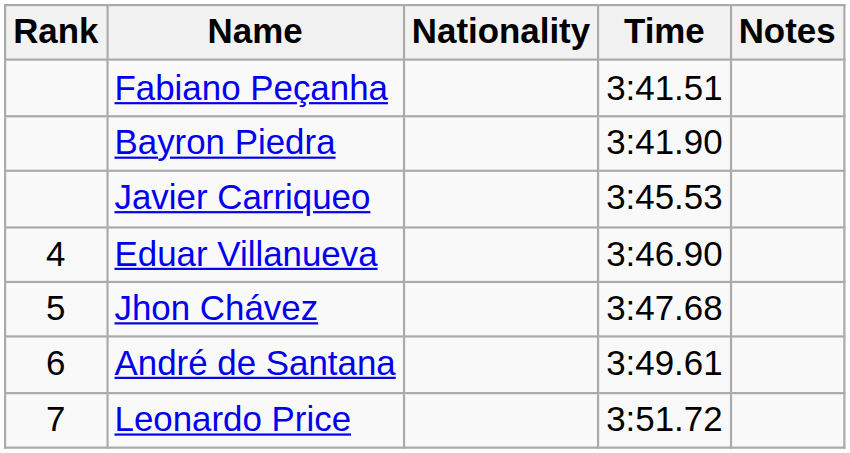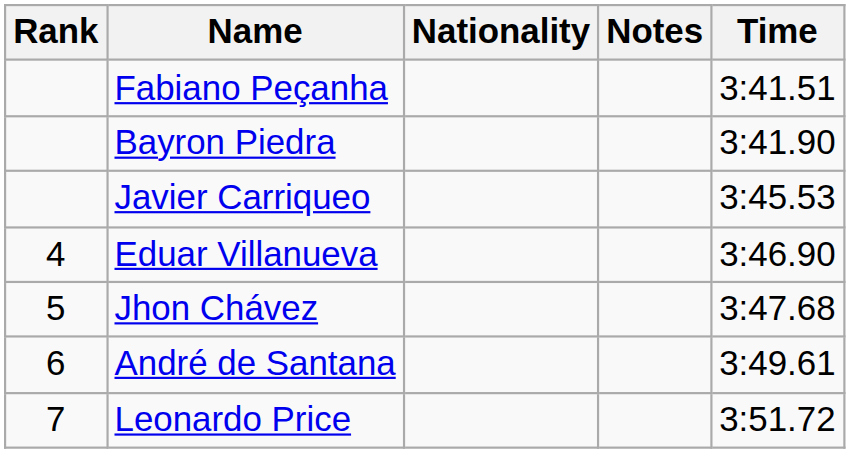columns swapped: (664, 32) <-> (787, 32)
